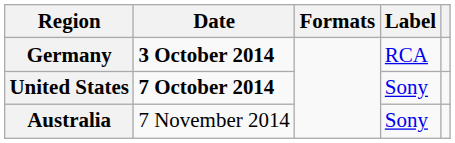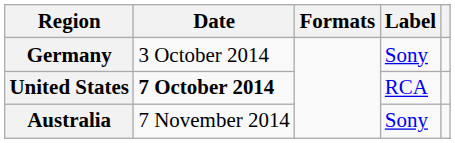(206, 54) bold -> (204, 54) normal
(406, 54) RCA -> (406, 54) Sony
(406, 87) Sony -> (406, 87) RCA
